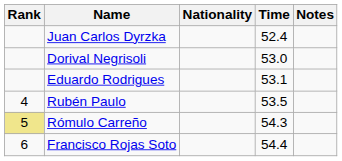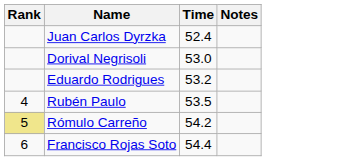- column: (217, 15)
(274, 79) 53.1 -> (198, 79) 53.2
(274, 123) 54.3 -> (198, 123) 54.2
